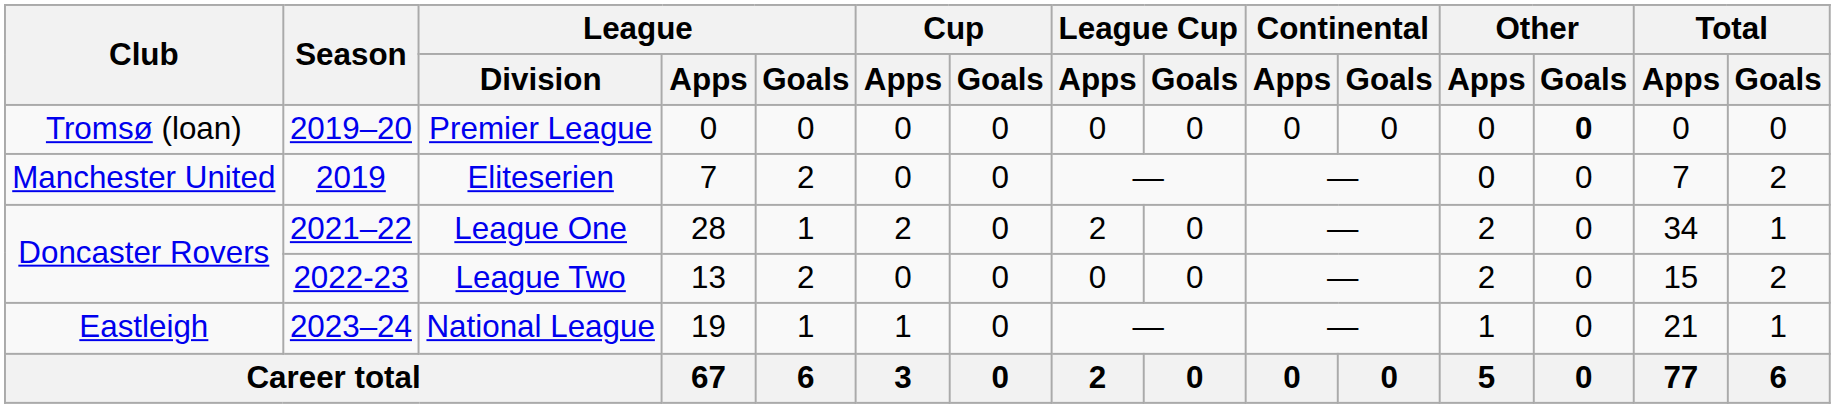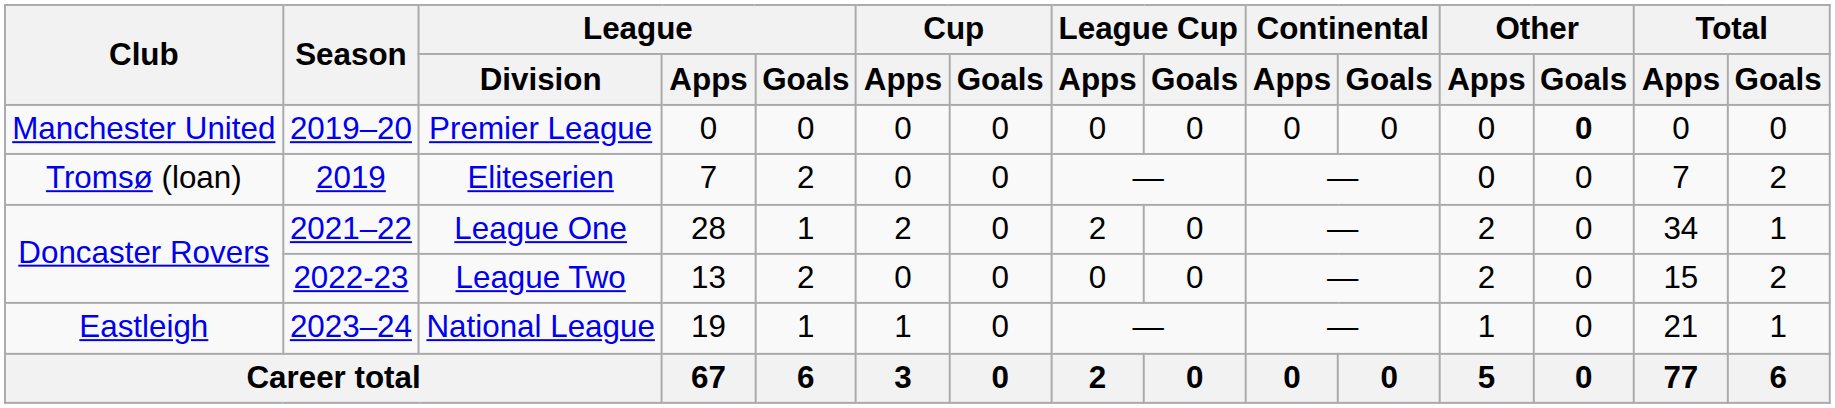(144, 128) Tromsø (loan) -> (144, 128) Manchester United
(144, 178) Manchester United -> (144, 178) Tromsø (loan)
